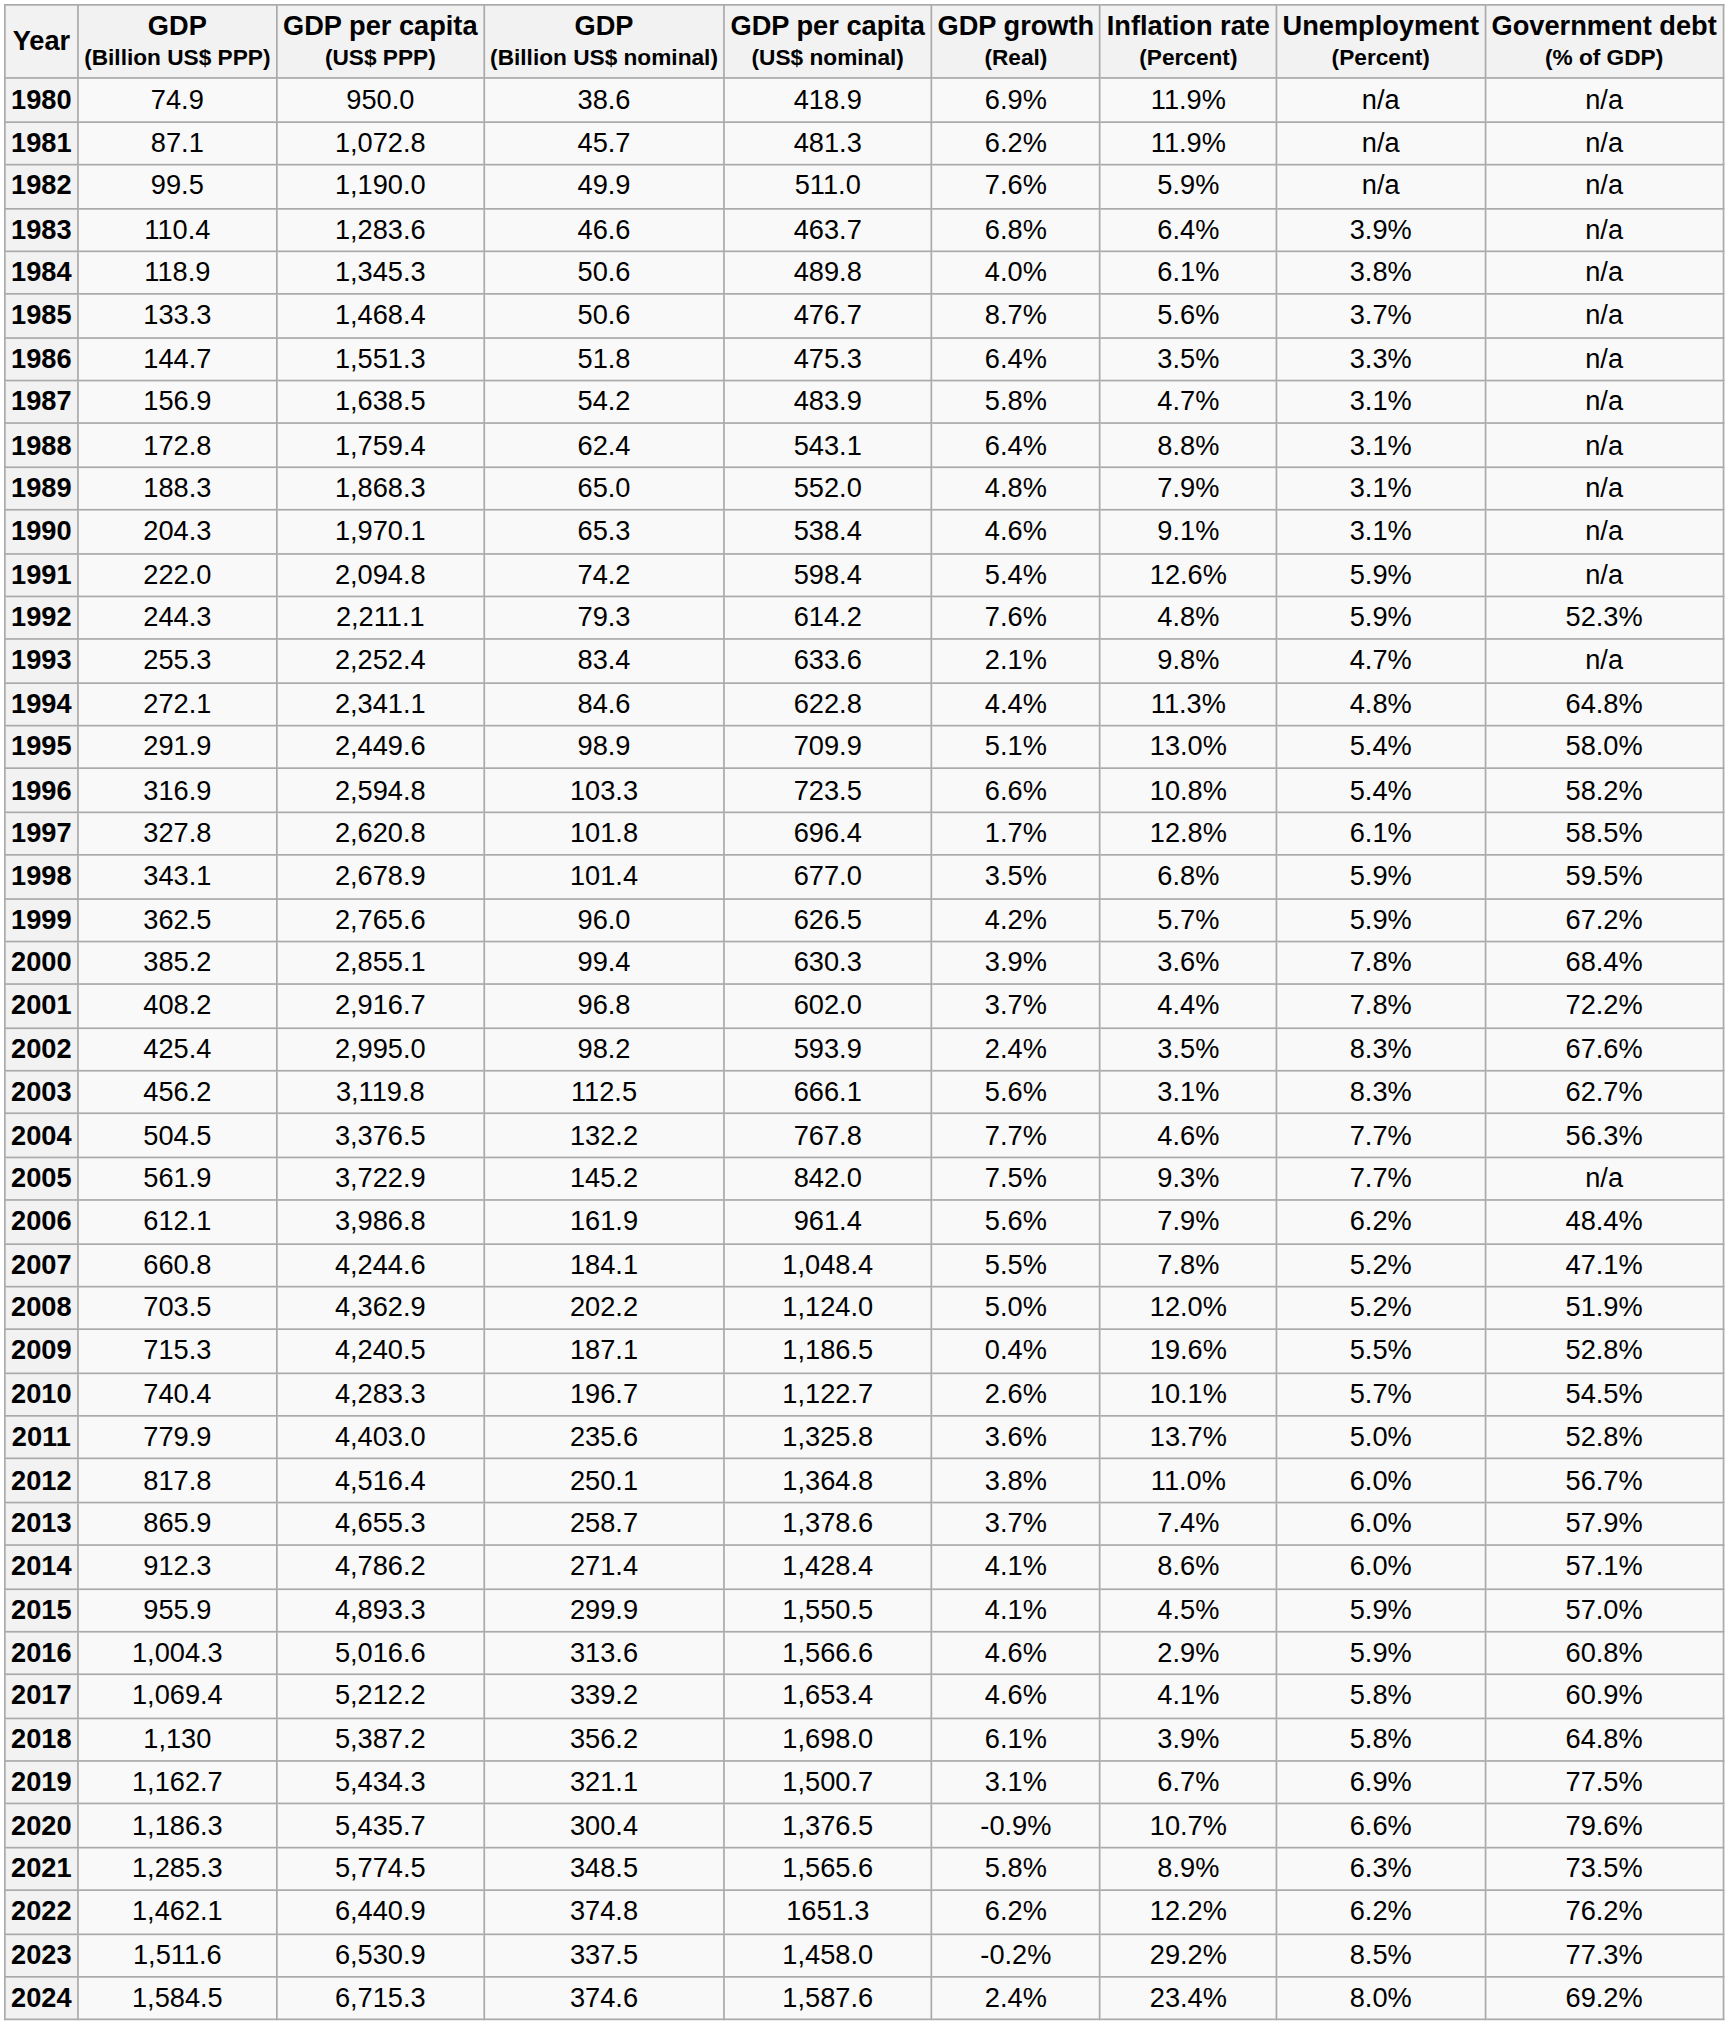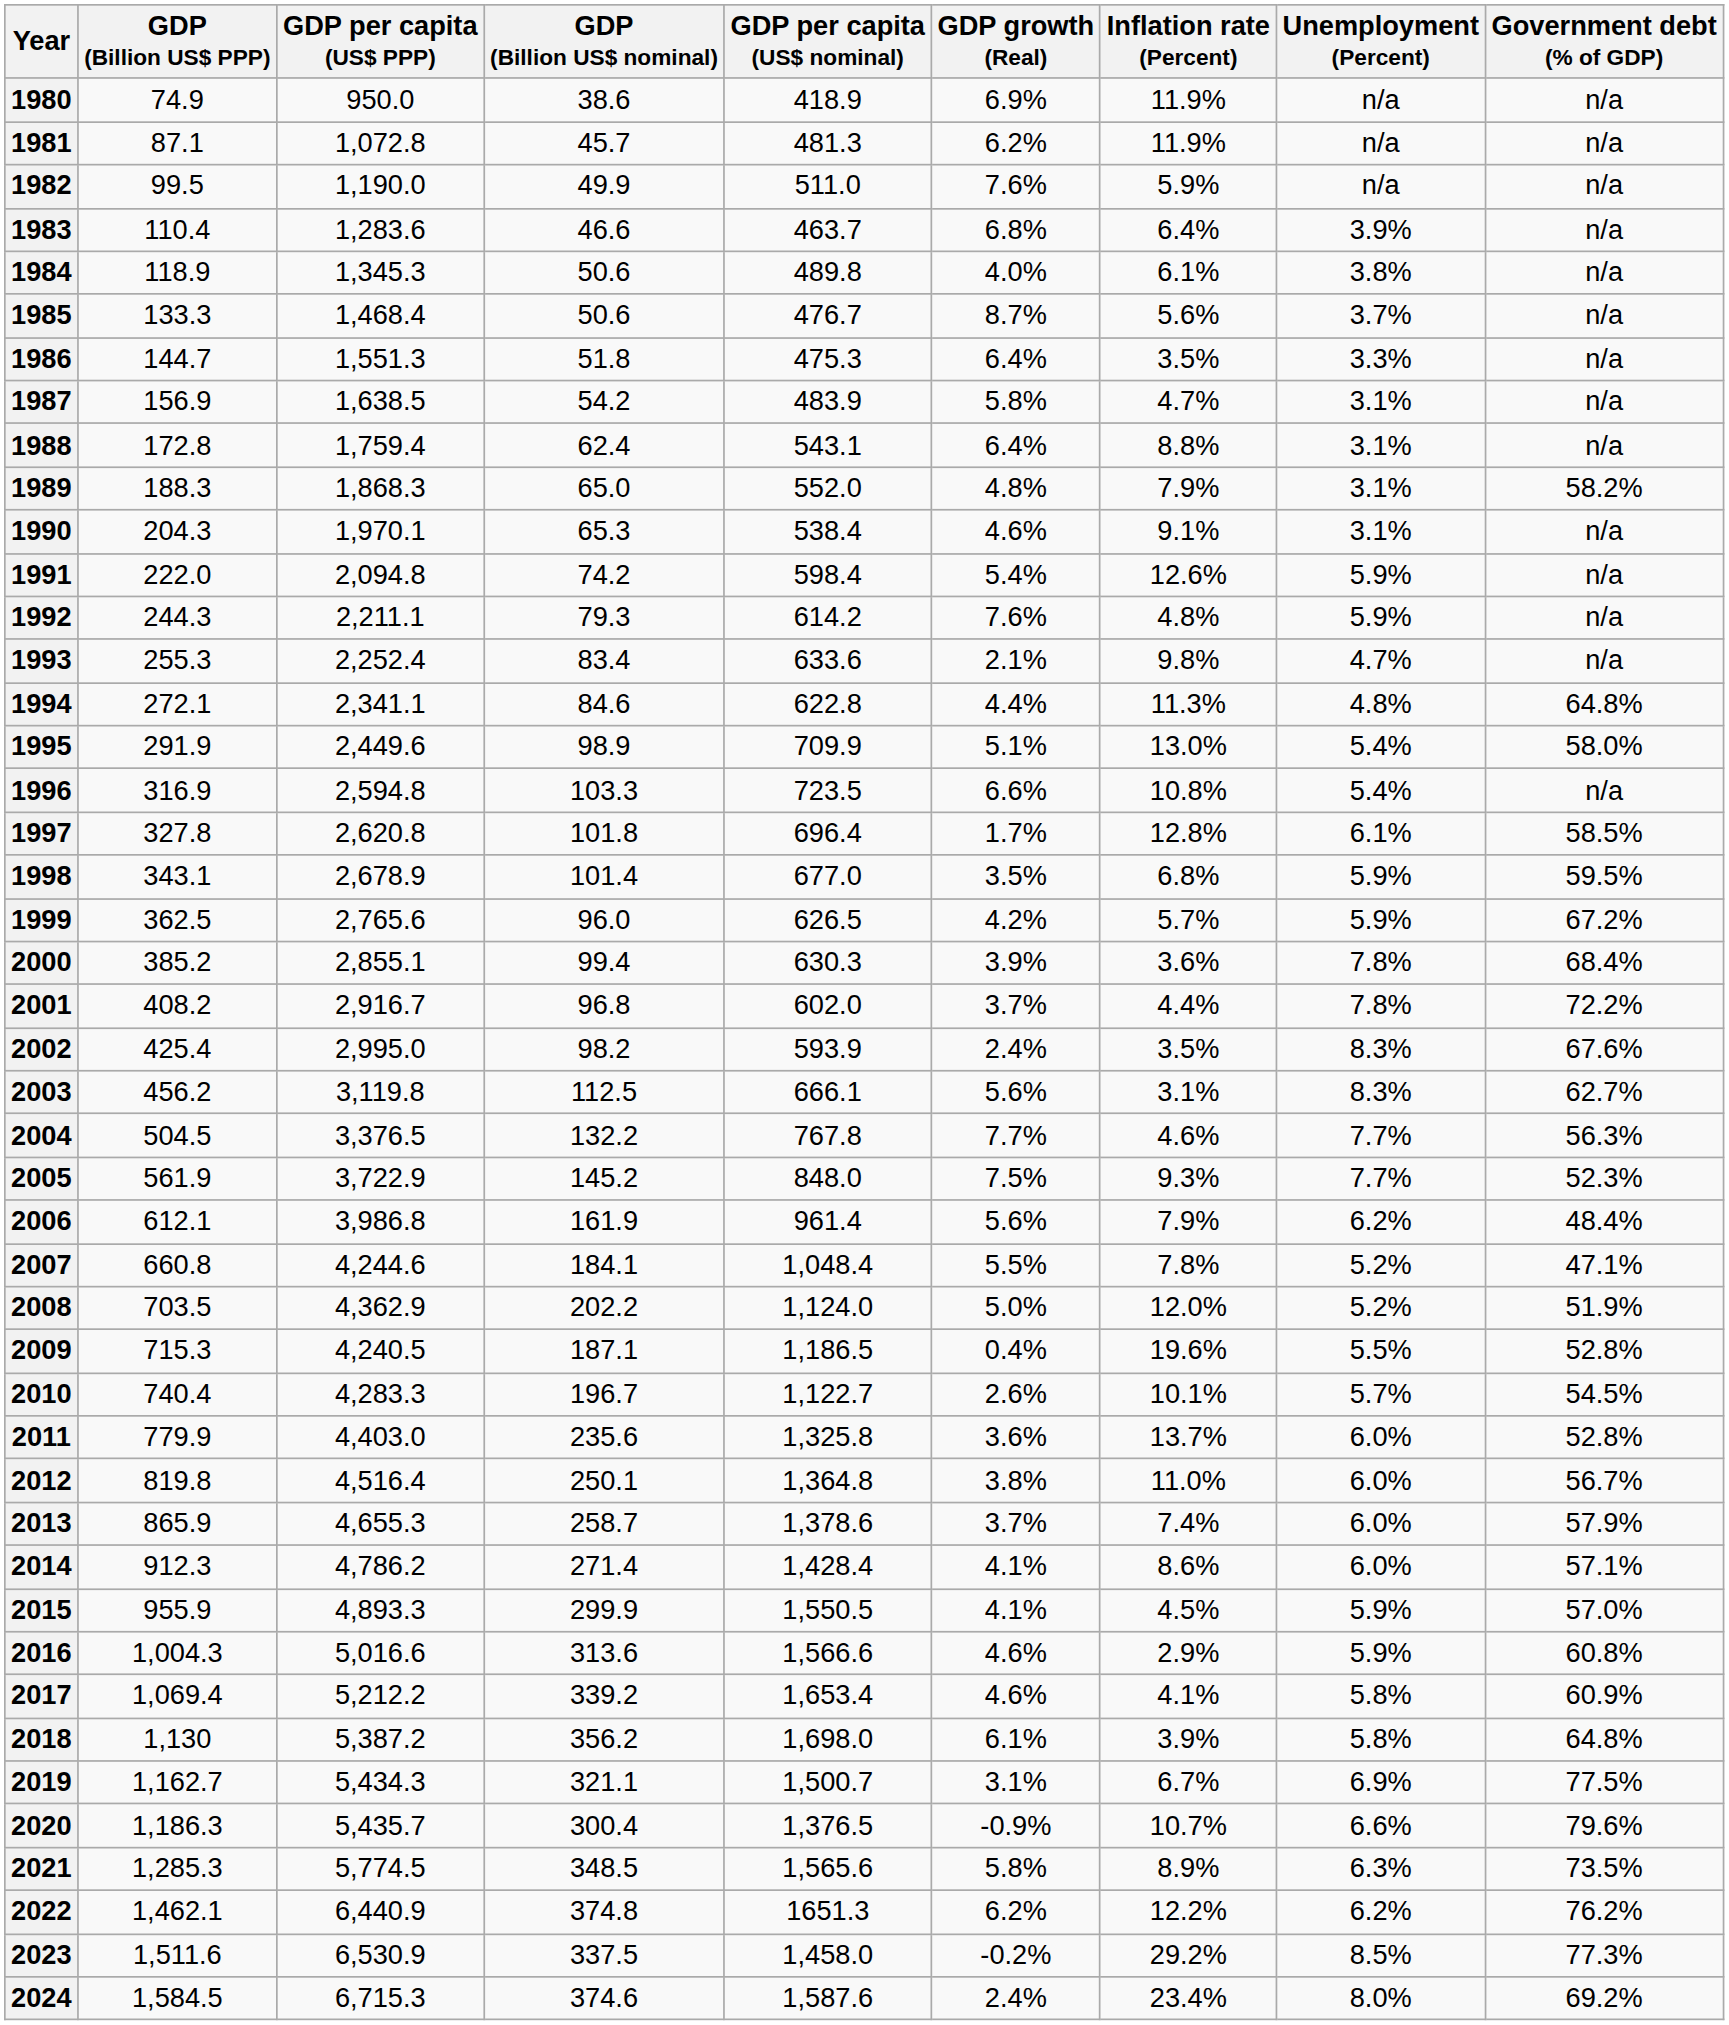(1604, 488) n/a -> (1604, 488) 58.2%
(1604, 617) 52.3% -> (1604, 617) n/a
(1604, 790) 58.2% -> (1604, 790) n/a
(828, 1178) 842.0 -> (828, 1178) 848.0
(1604, 1178) n/a -> (1604, 1178) 52.3%
(1381, 1437) 5.0% -> (1381, 1437) 6.0%
(177, 1480) 817.8 -> (177, 1480) 819.8
